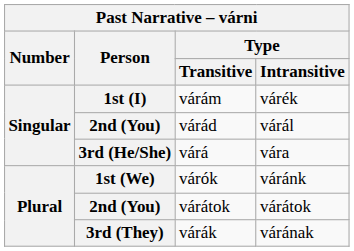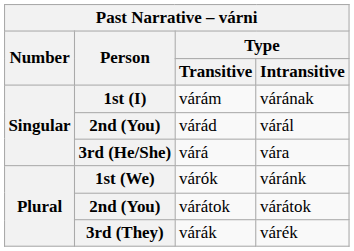(279, 98) várék -> (287, 98) várának
(287, 233) várának -> (279, 233) várék
